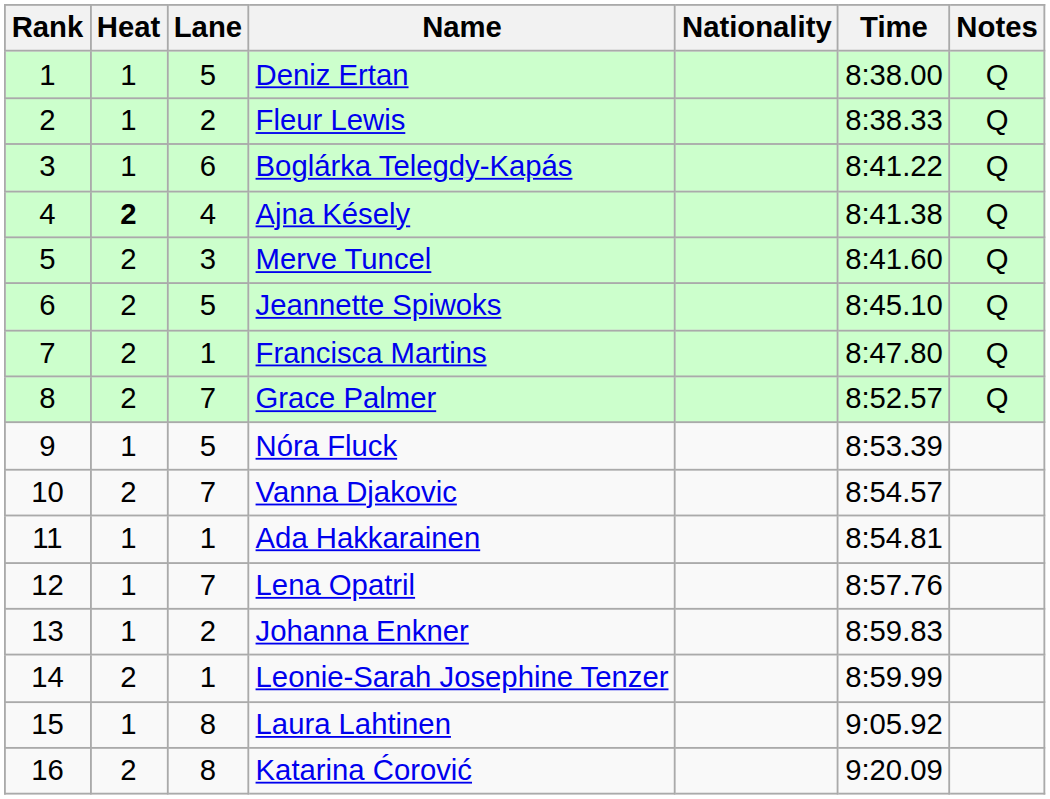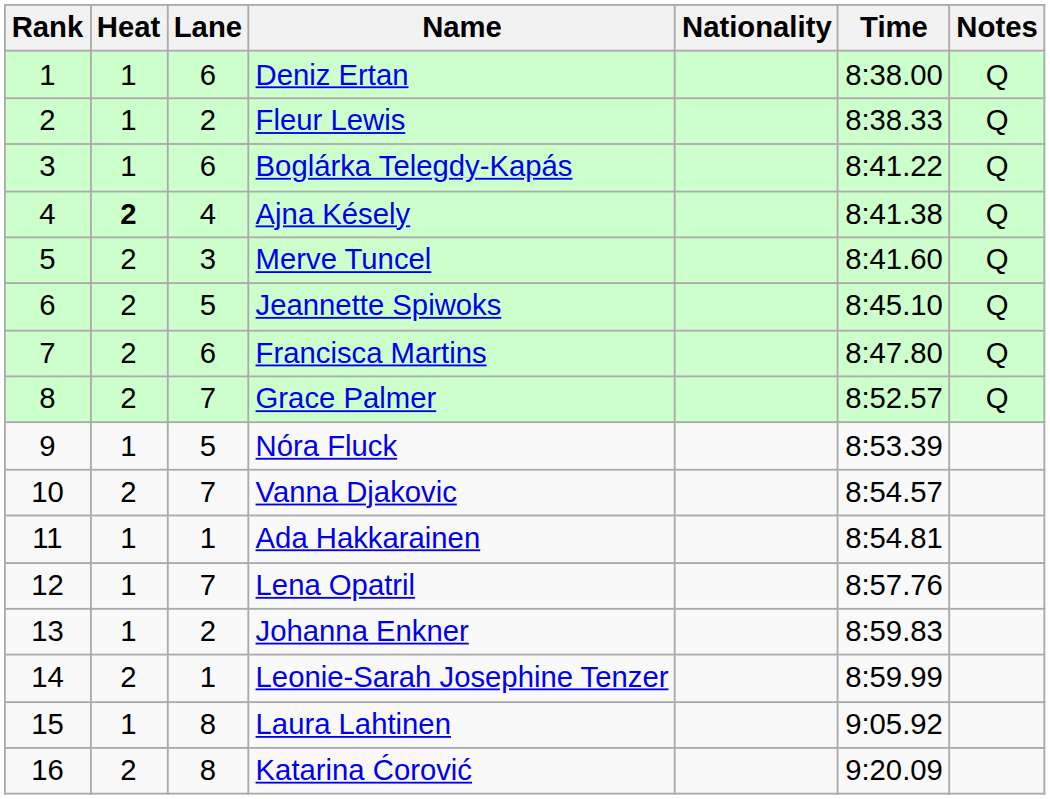(208, 74) 5 -> (208, 74) 6
(208, 352) 1 -> (208, 352) 6
